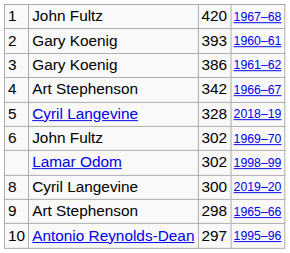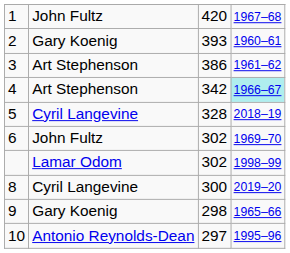(75, 65) Gary Koenig -> (85, 65) Art Stephenson
(258, 90) no background -> (258, 90) paleturquoise background
(85, 211) Art Stephenson -> (75, 211) Gary Koenig
